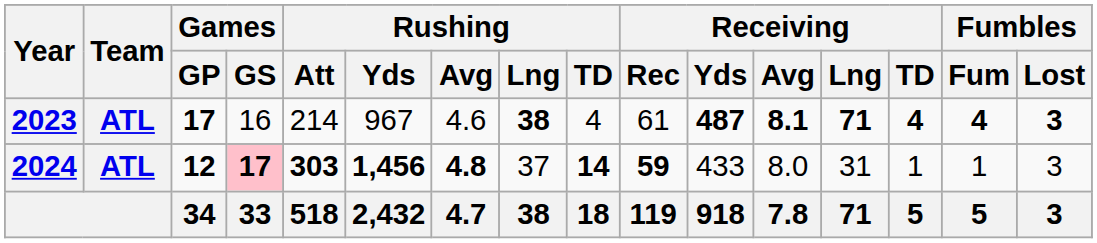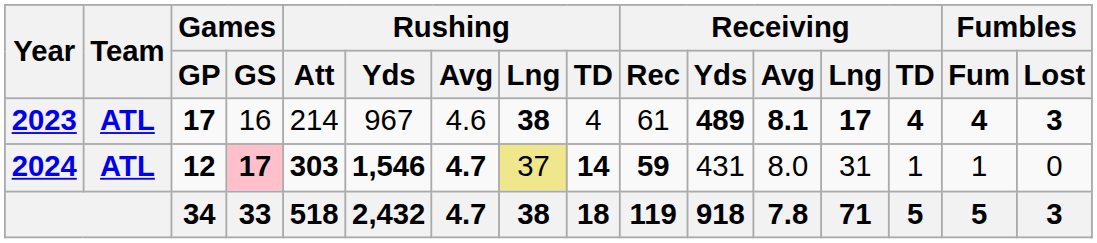(720, 120) 487 -> (720, 120) 489
(855, 120) 71 -> (855, 120) 17
(389, 167) 1,456 -> (389, 167) 1,546
(466, 167) 4.8 -> (466, 167) 4.7
(533, 167) no background -> (533, 167) khaki background
(720, 167) 433 -> (720, 167) 431
(1054, 167) 3 -> (1054, 167) 0
